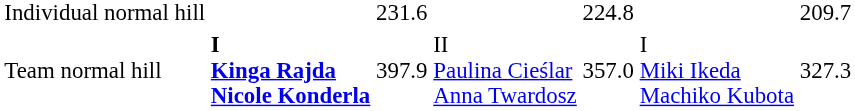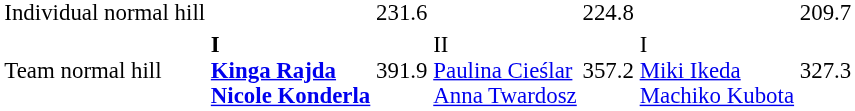(402, 70) 397.9 -> (402, 70) 391.9
(608, 70) 357.0 -> (608, 70) 357.2
